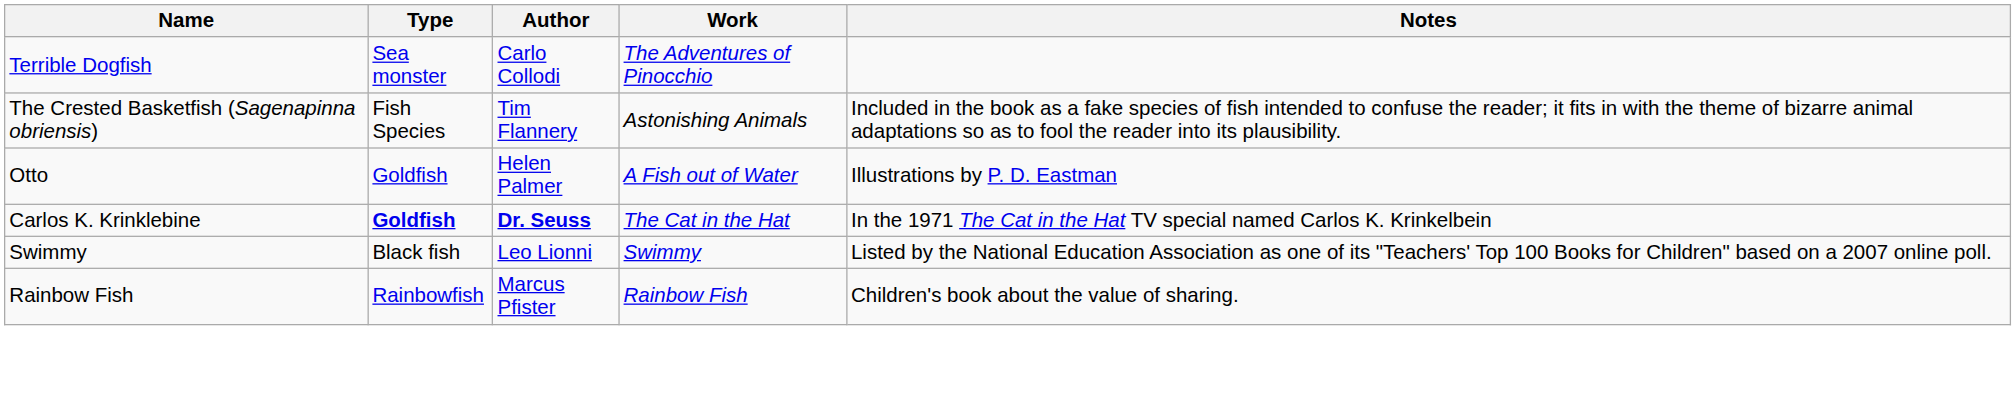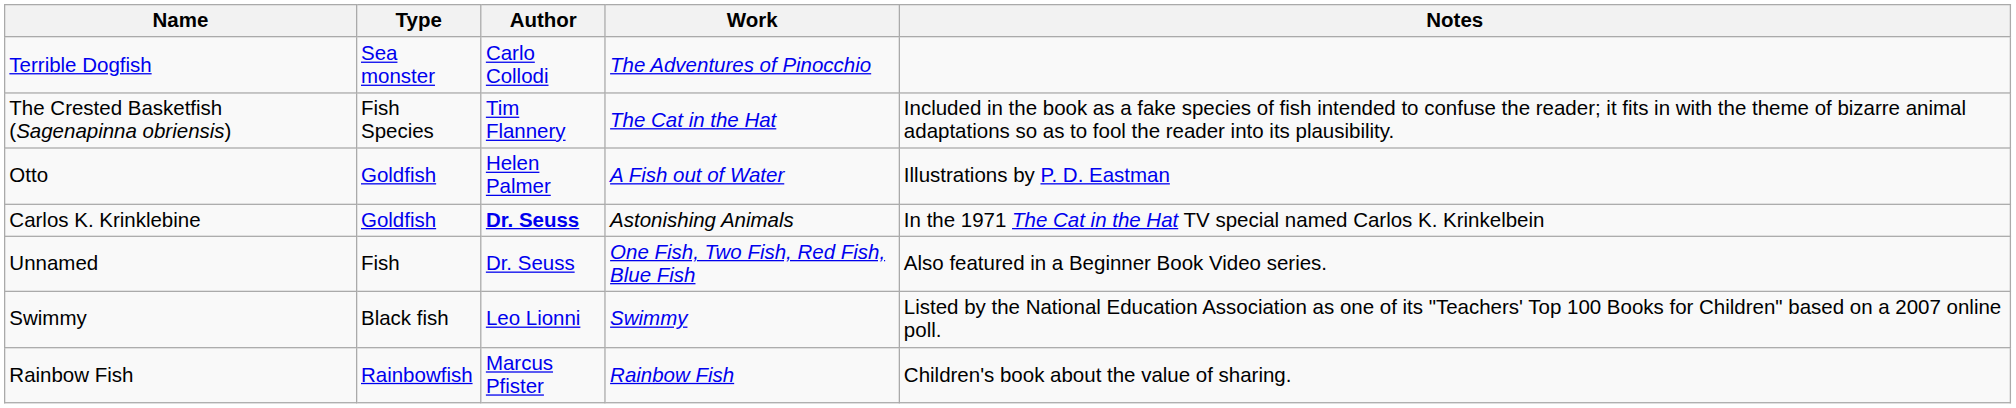(715, 120) Astonishing Animals -> (693, 120) The Cat in the Hat
(414, 219) bold -> (399, 219) normal
(707, 219) The Cat in the Hat -> (702, 219) Astonishing Animals
+ row: (54, 263)
